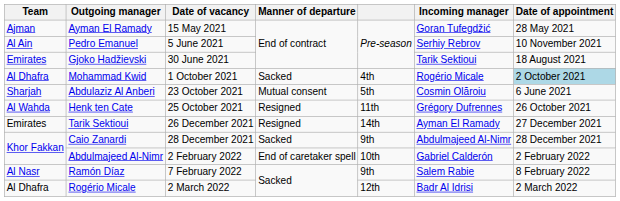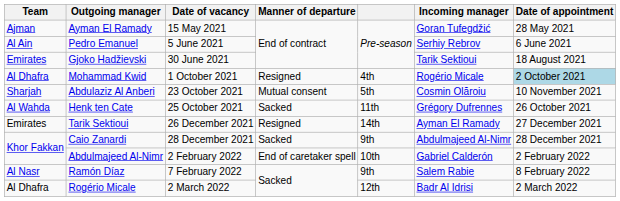(559, 44) 10 November 2021 -> (544, 44) 6 June 2021
(275, 76) Sacked -> (279, 76) Resigned
(544, 92) 6 June 2021 -> (559, 92) 10 November 2021
(279, 108) Resigned -> (275, 108) Sacked
